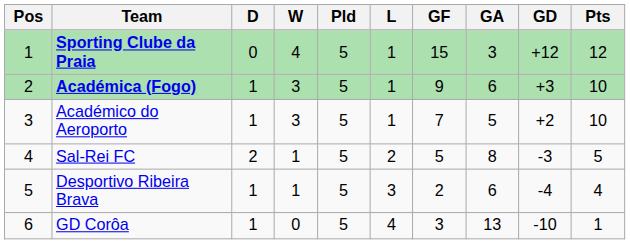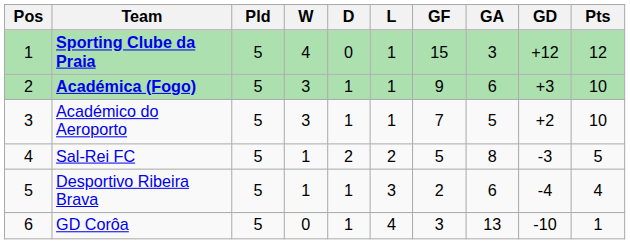columns swapped: (344, 17) <-> (253, 17)
